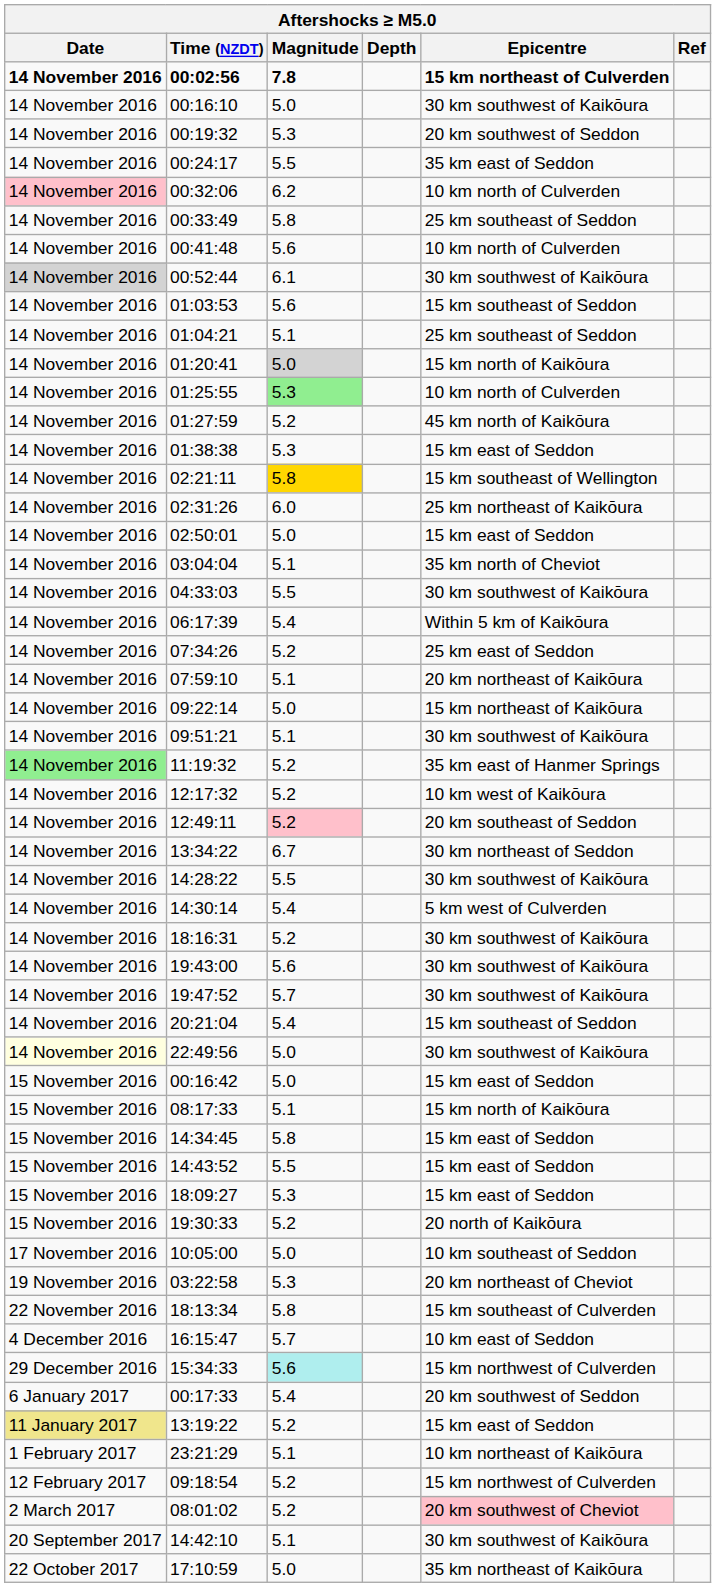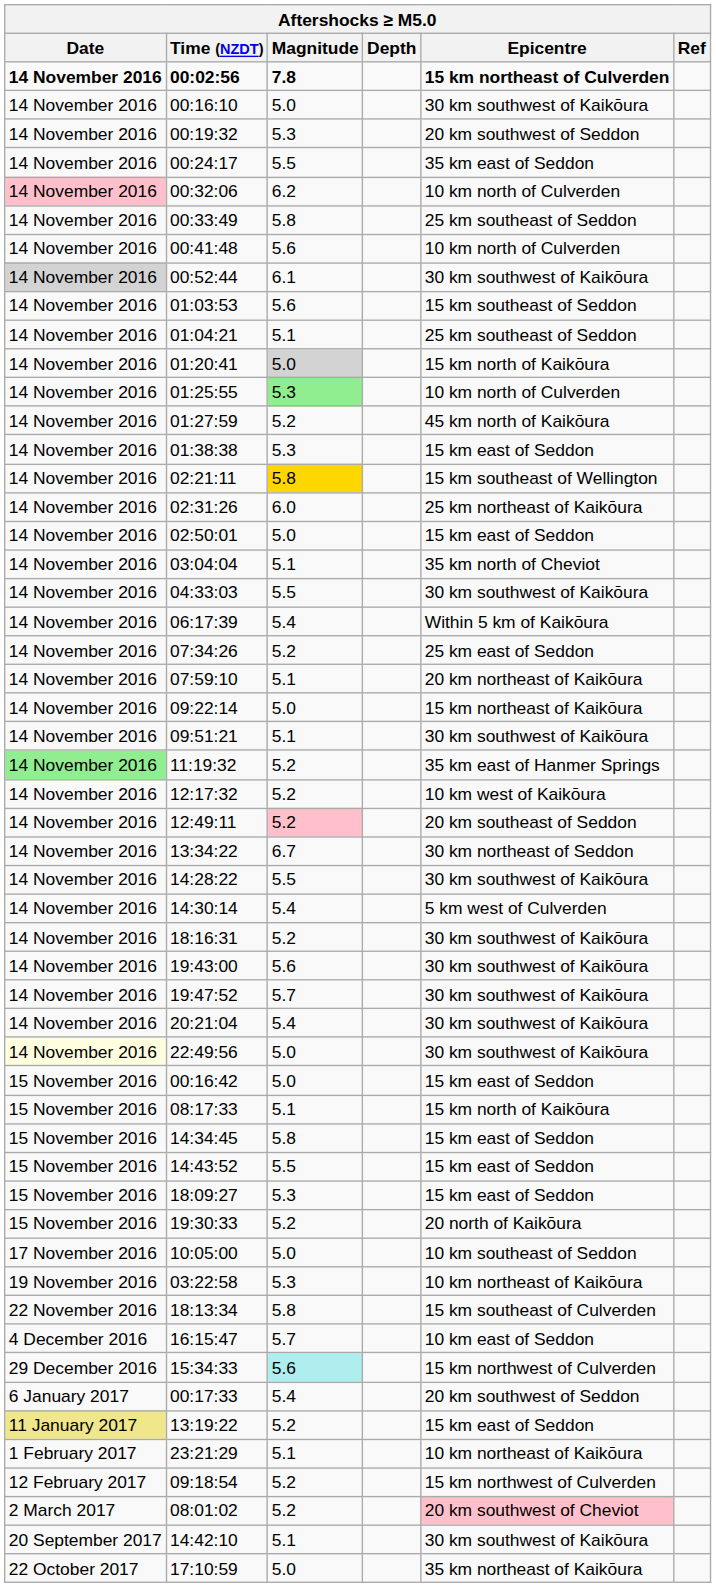(531, 1023) 15 km southeast of Seddon -> (536, 1023) 30 km southwest of Kaikōura
(529, 1281) 20 km northeast of Cheviot -> (534, 1281) 10 km northeast of Kaikōura
